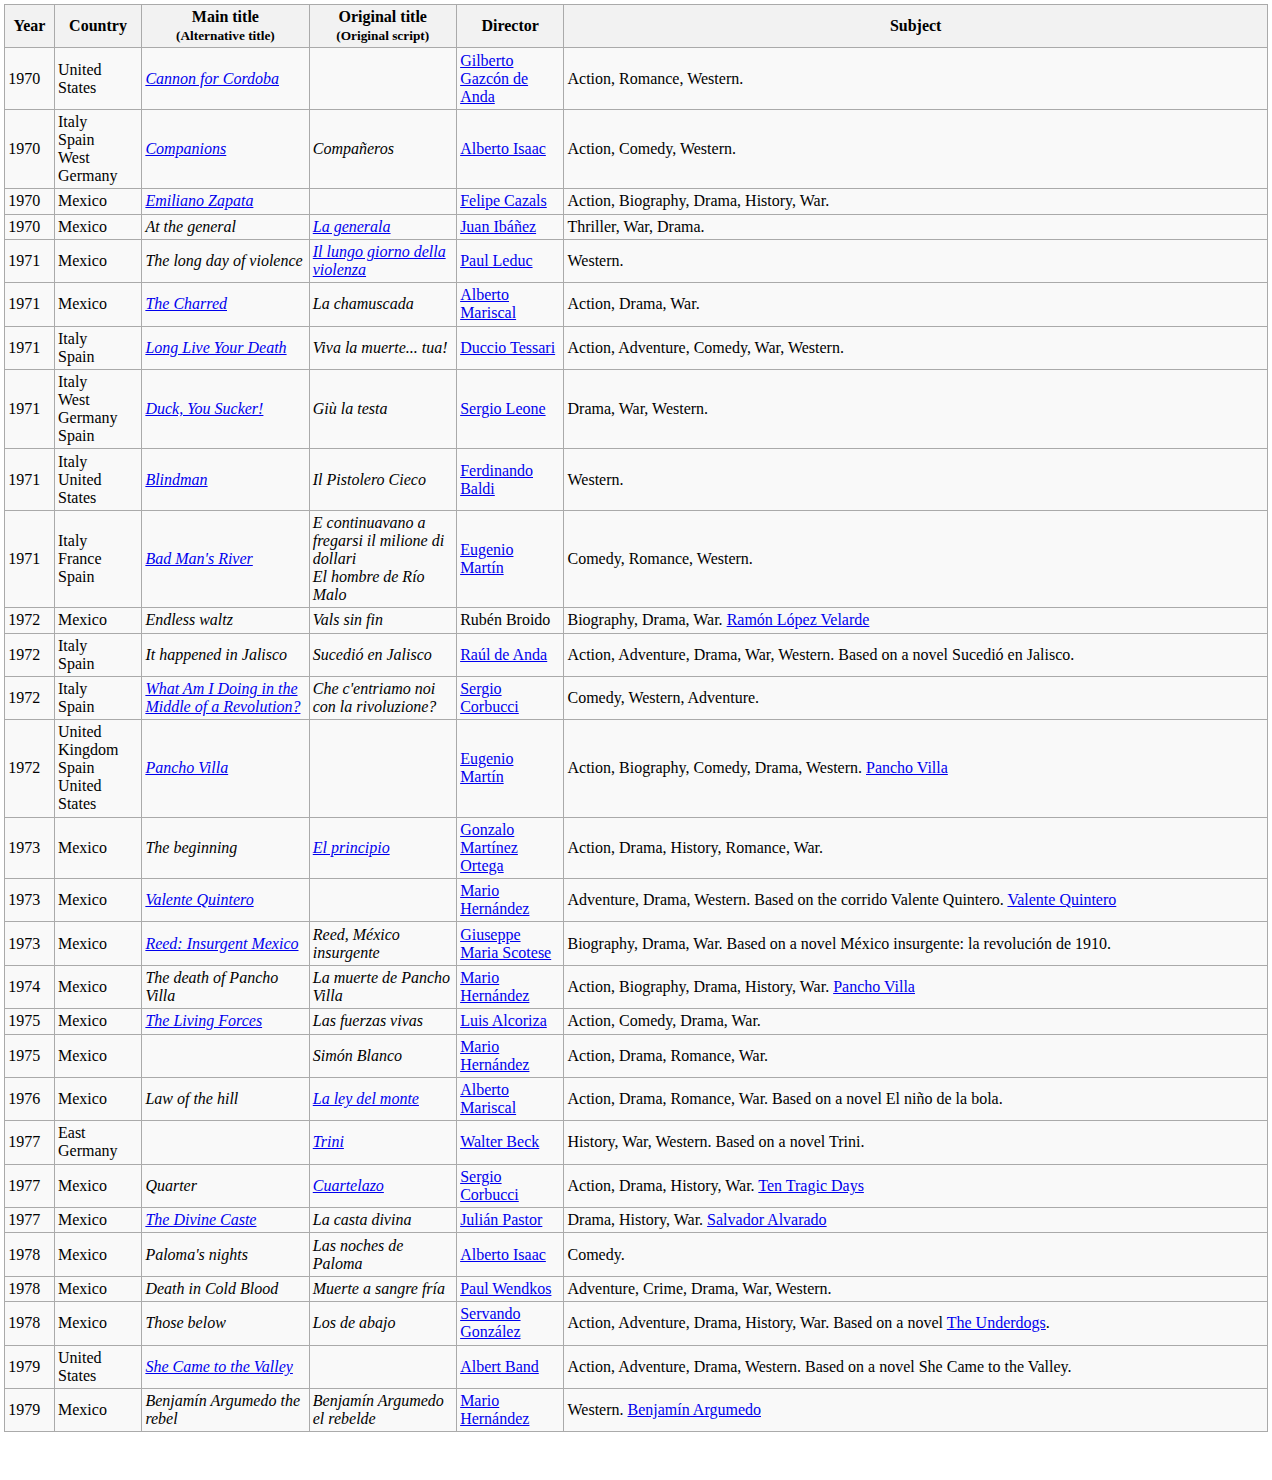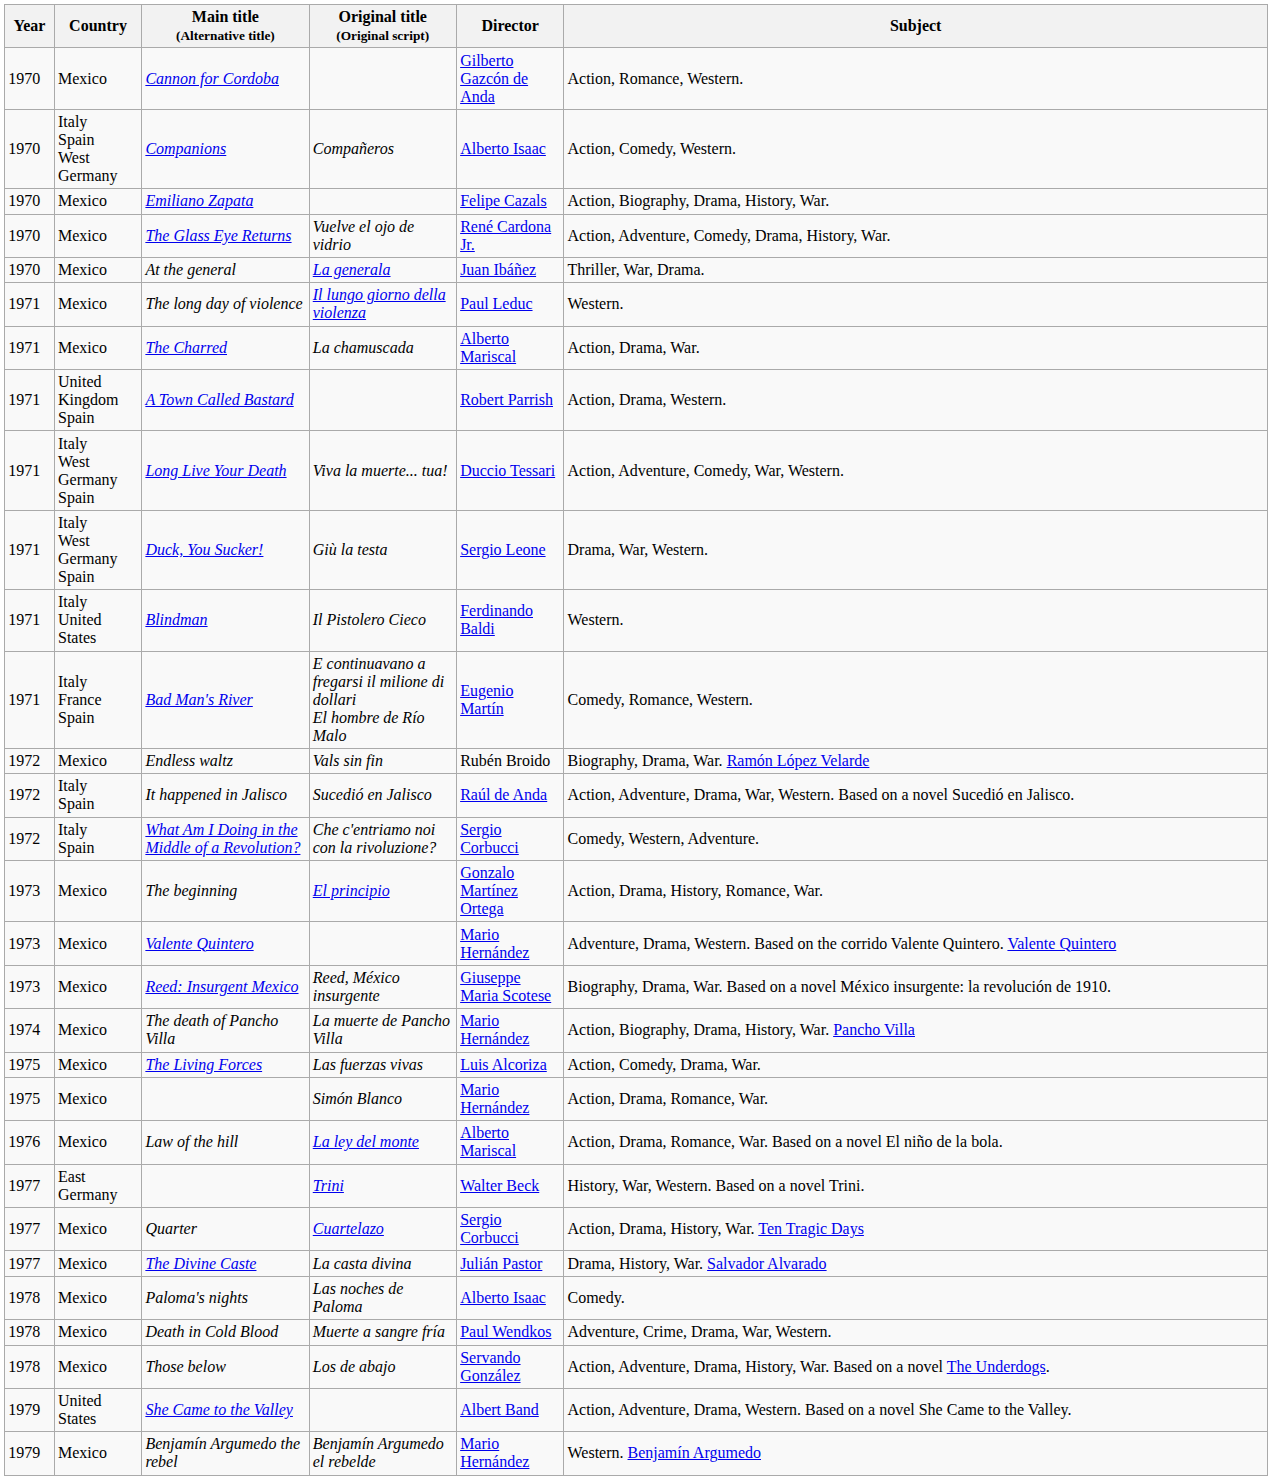(80, 78) United States -> (82, 78) Mexico
+ row: (218, 235)
+ row: (220, 400)
(76, 347) Italy Spain -> (88, 470) Italy West Germany Spain
- row: (187, 768)
